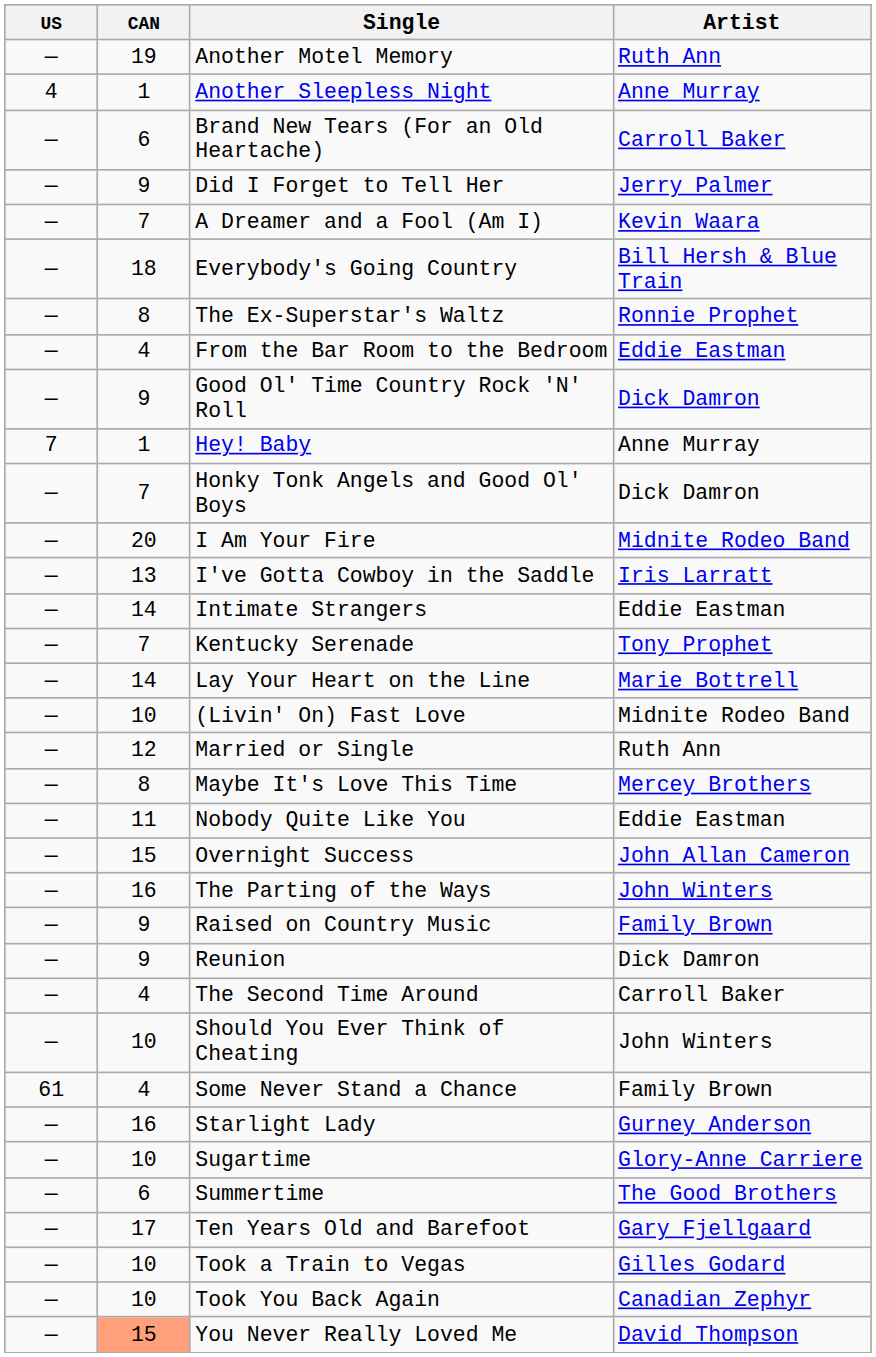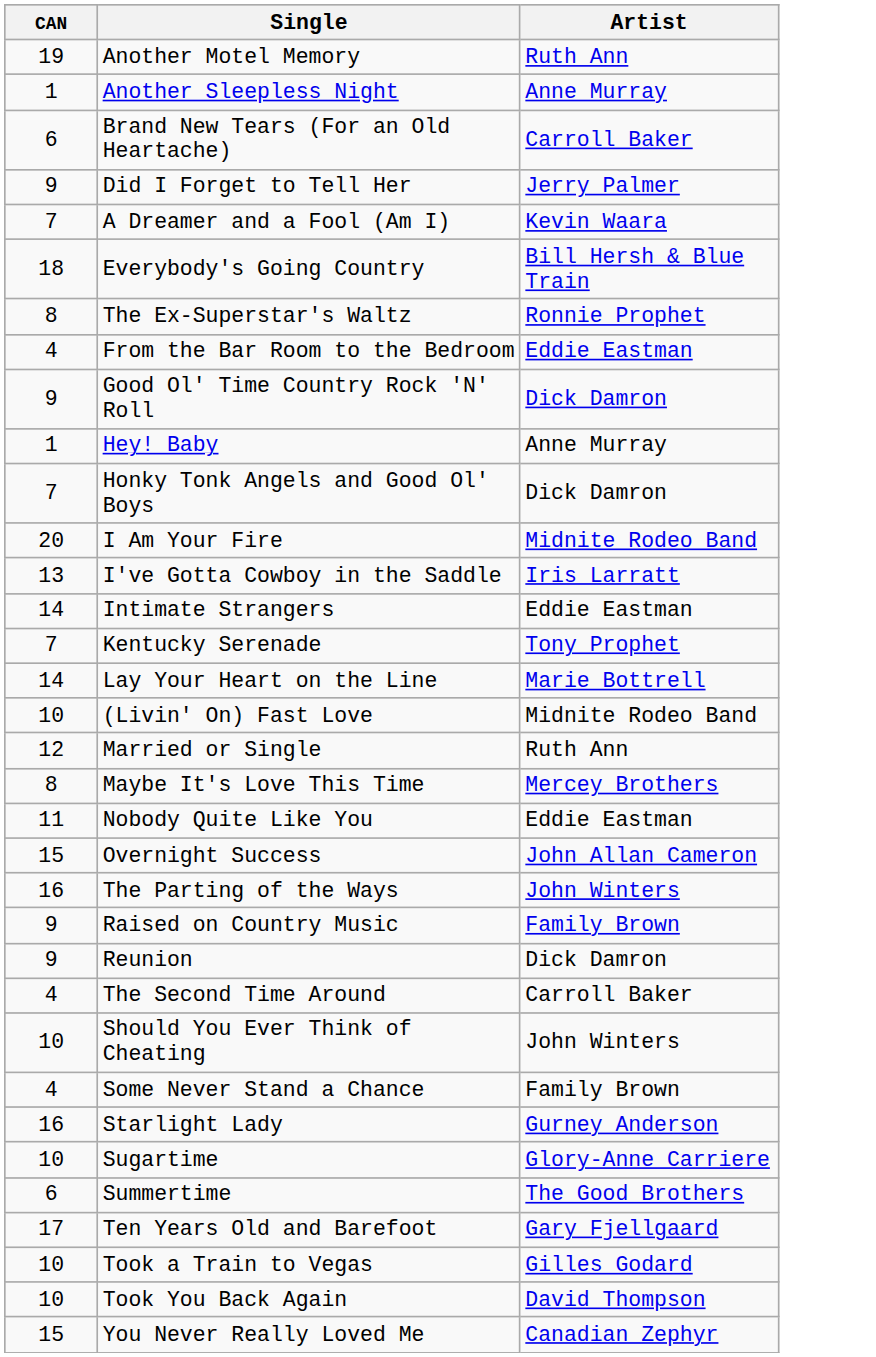- column: (51, 23)
(715, 1300) Canadian Zephyr -> (615, 1300) David Thompson
(144, 1335) lightsalmon background -> (51, 1335) no background
(708, 1335) David Thompson -> (622, 1335) Canadian Zephyr
